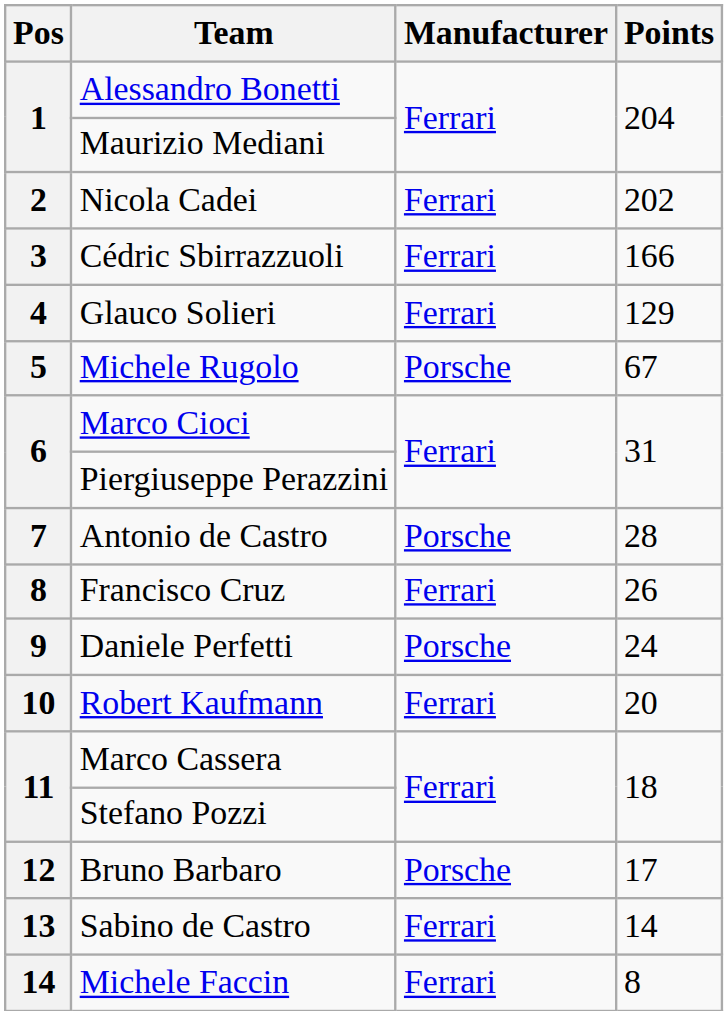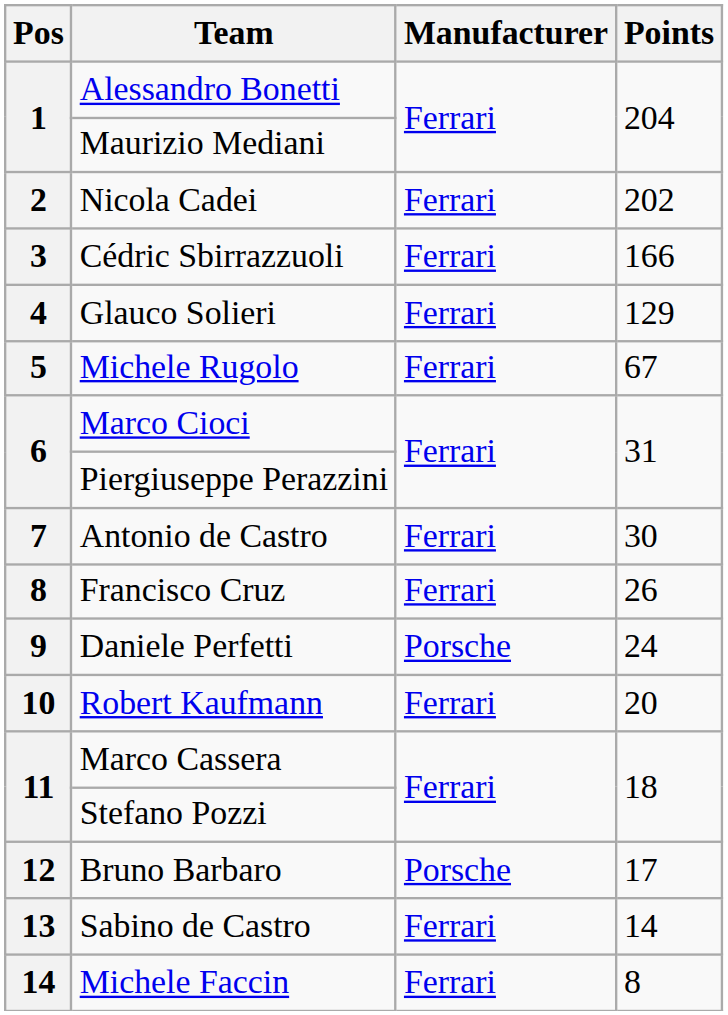(457, 367) Porsche -> (450, 367) Ferrari
(457, 535) Porsche -> (450, 535) Ferrari
(641, 535) 28 -> (641, 535) 30
